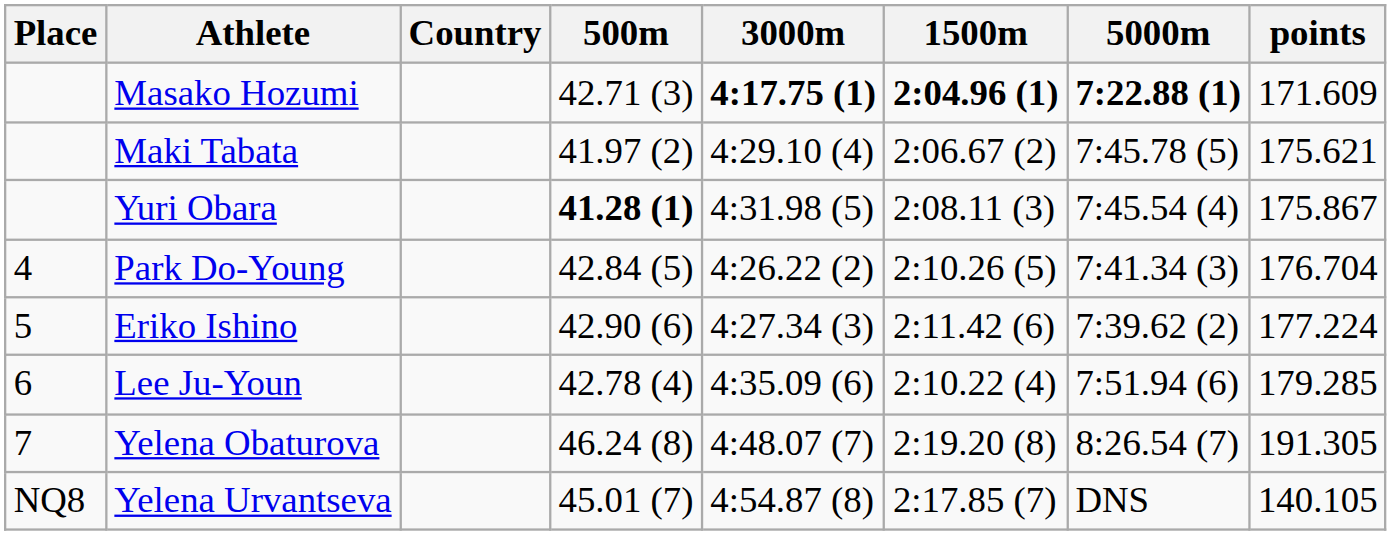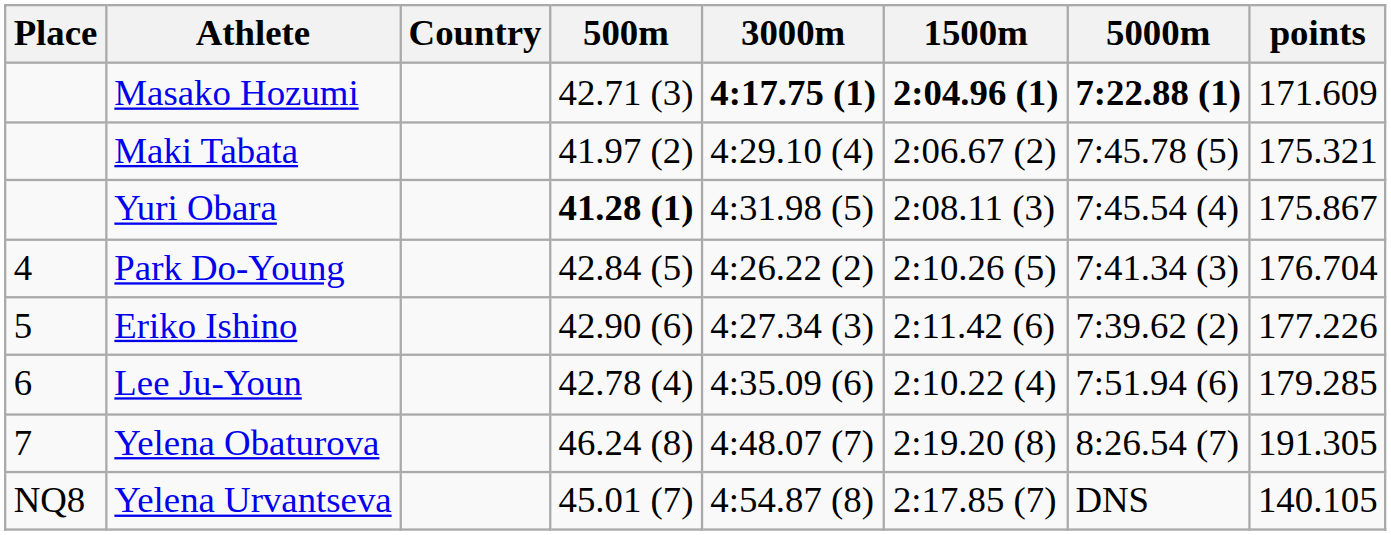(1318, 150) 175.621 -> (1318, 150) 175.321
(1318, 325) 177.224 -> (1318, 325) 177.226
